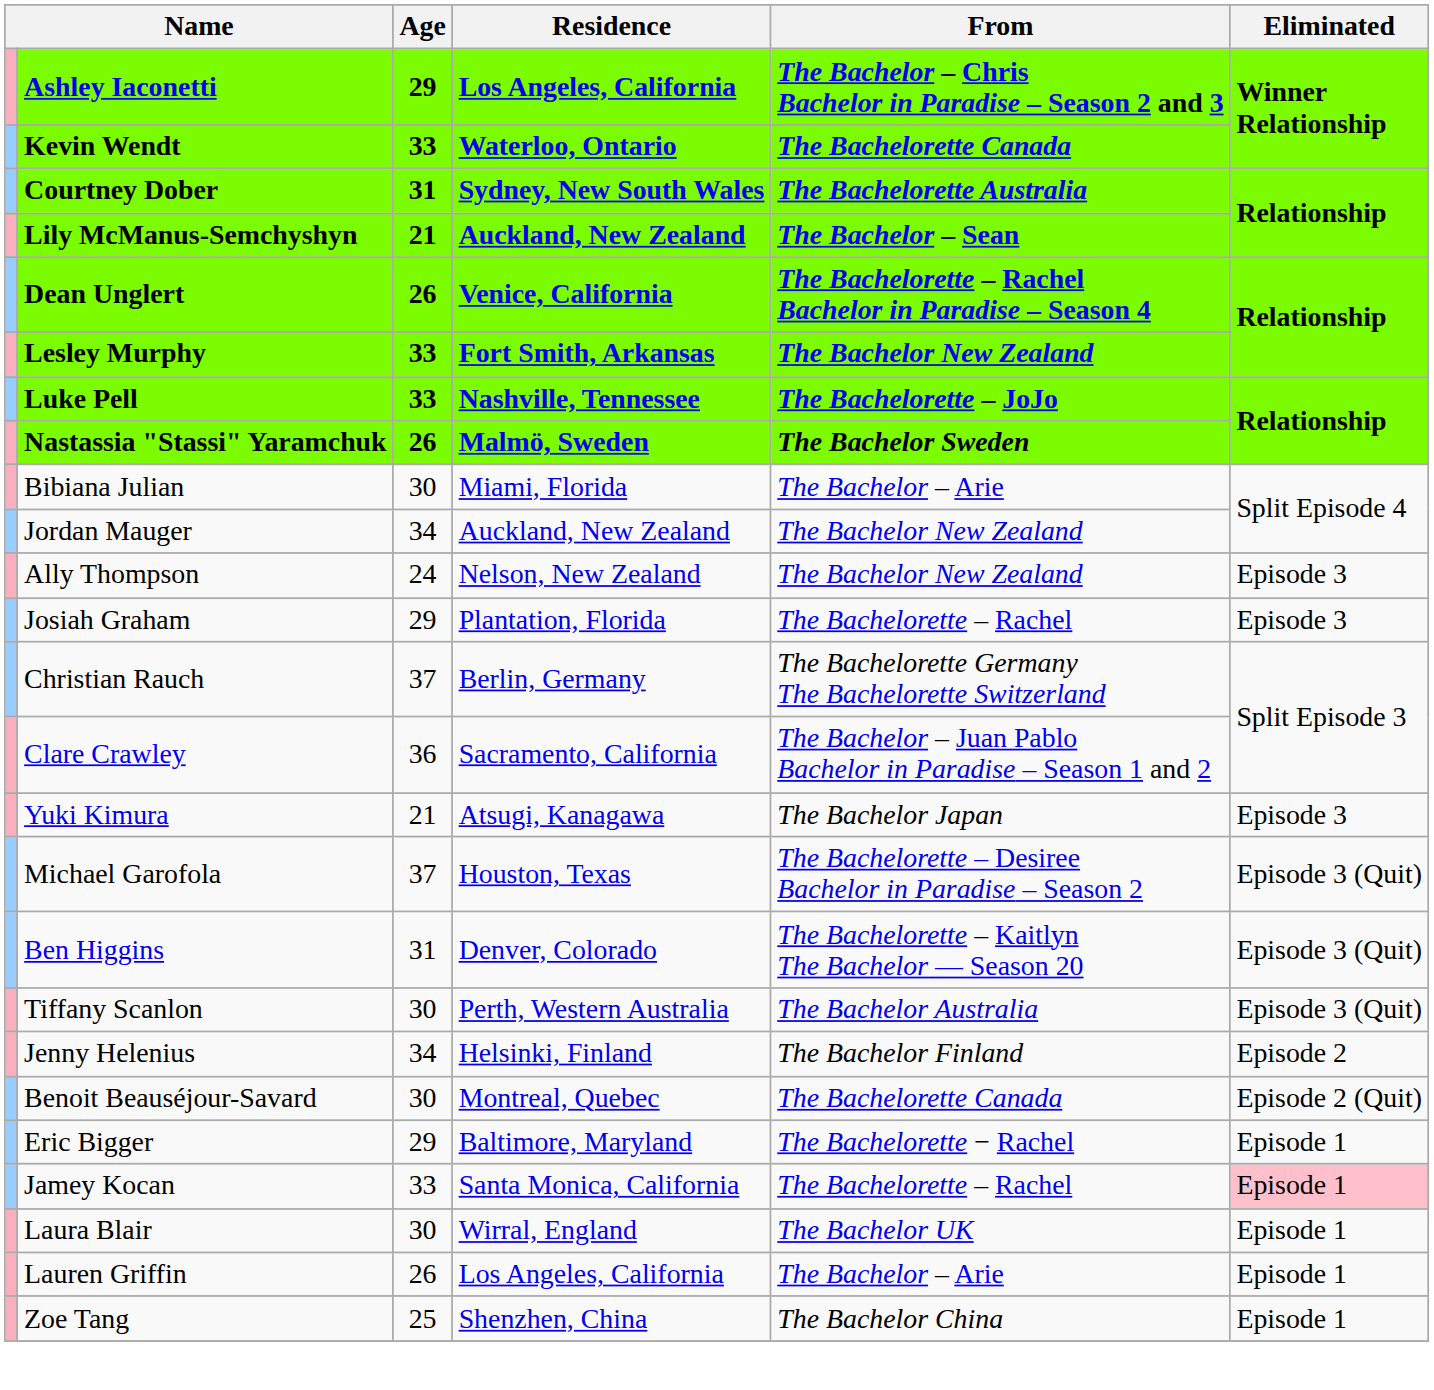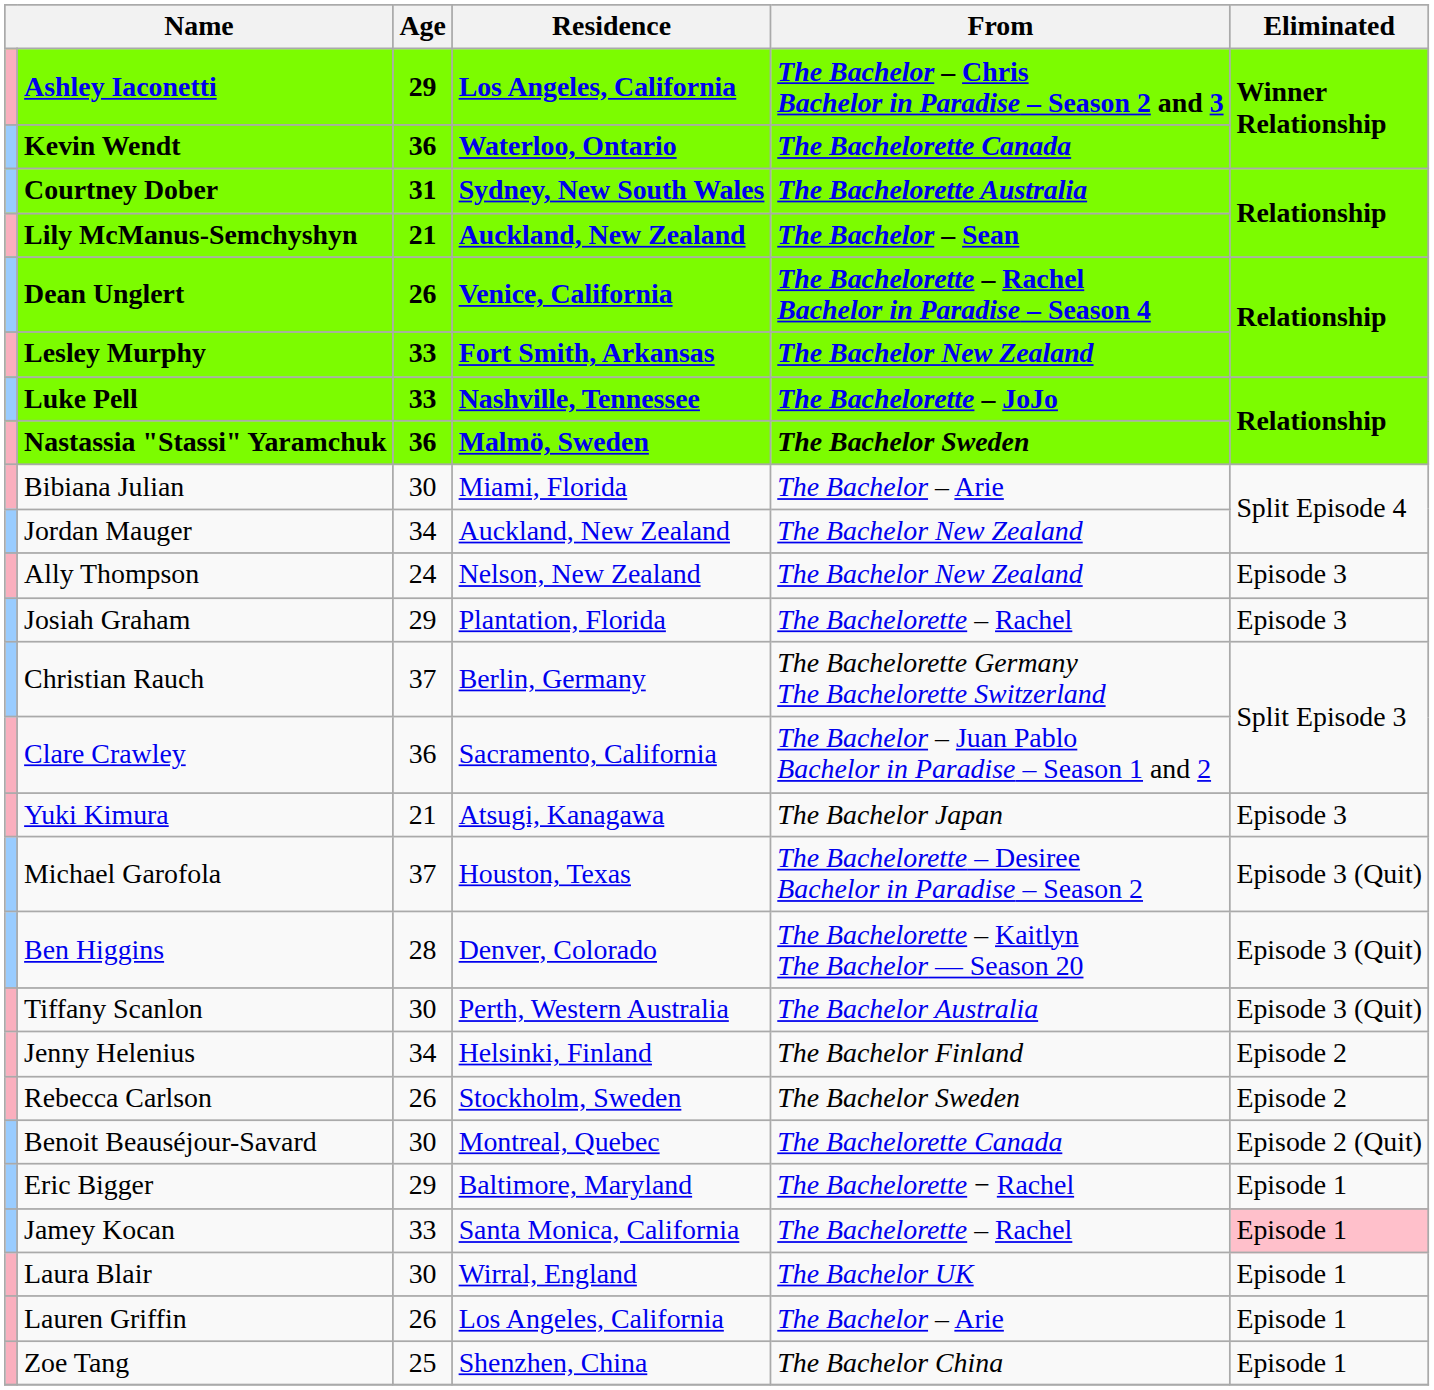(423, 146) 33 -> (423, 146) 36
(423, 442) 26 -> (423, 442) 36
(423, 949) 31 -> (423, 949) 28
+ row: (118, 1097)
